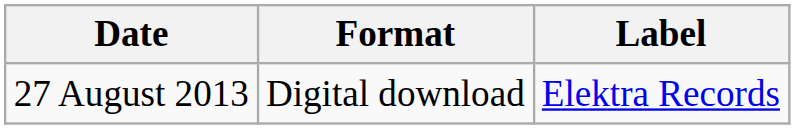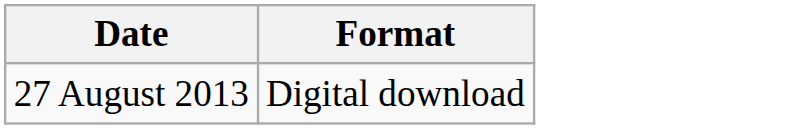- column: (661, 33)
